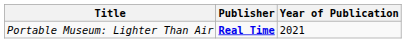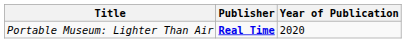(292, 30) 2021 -> (292, 30) 2020
